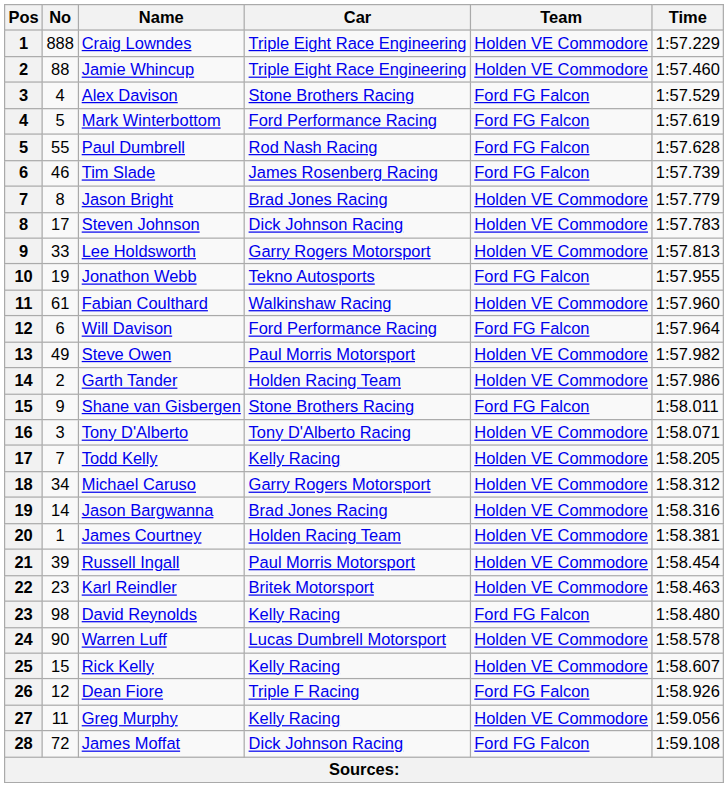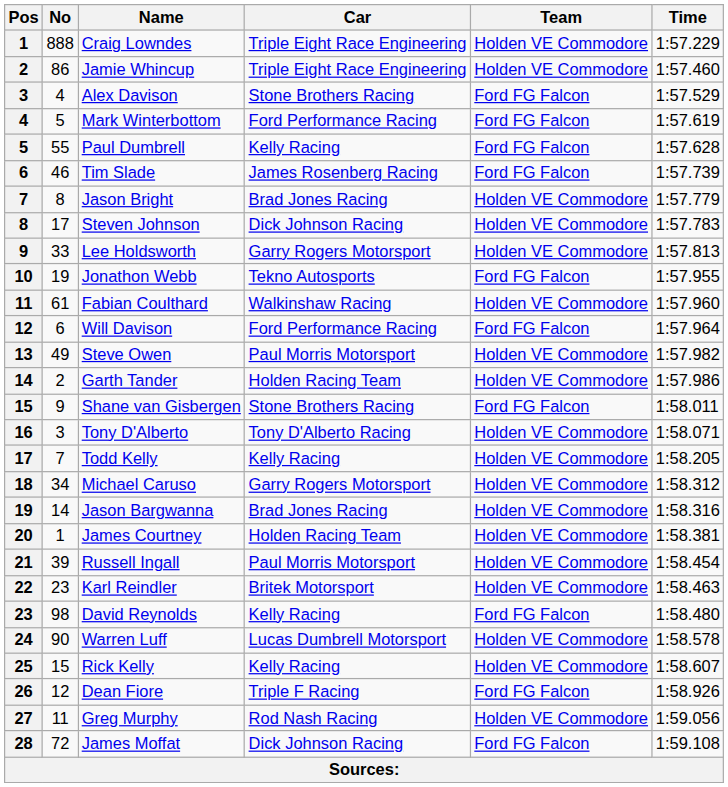(60, 69) 88 -> (60, 69) 86
(313, 147) Rod Nash Racing -> (294, 147) Kelly Racing
(294, 718) Kelly Racing -> (313, 718) Rod Nash Racing
